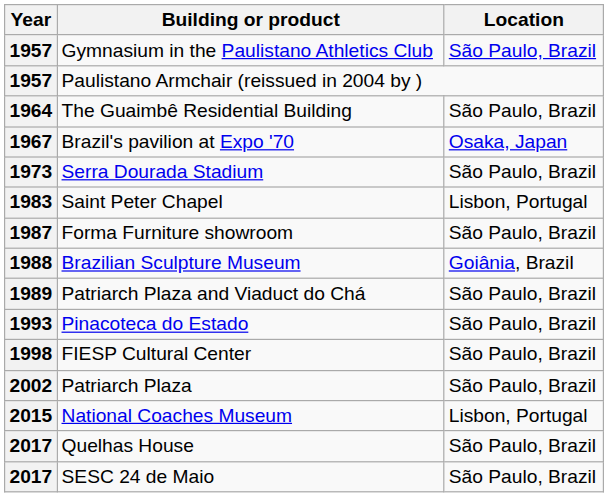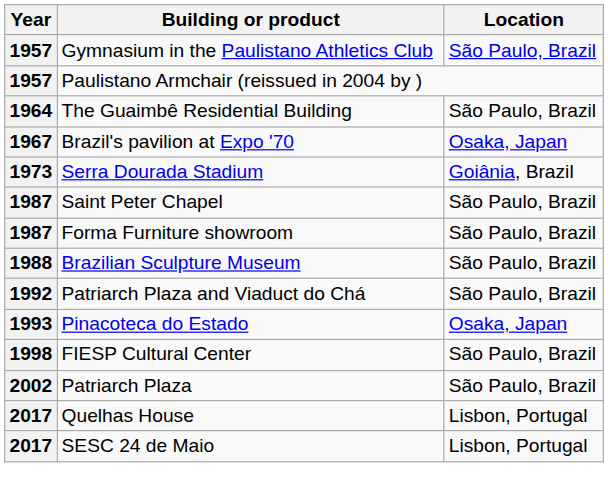(522, 171) São Paulo, Brazil -> (511, 171) Goiânia, Brazil
(31, 202) 1983 -> (31, 202) 1987
(518, 202) Lisbon, Portugal -> (522, 202) São Paulo, Brazil
(511, 263) Goiânia, Brazil -> (522, 263) São Paulo, Brazil
(31, 293) 1989 -> (31, 293) 1992
(522, 324) São Paulo, Brazil -> (508, 324) Osaka, Japan
- row: (177, 415)
(522, 446) São Paulo, Brazil -> (518, 415) Lisbon, Portugal
(522, 476) São Paulo, Brazil -> (518, 446) Lisbon, Portugal
